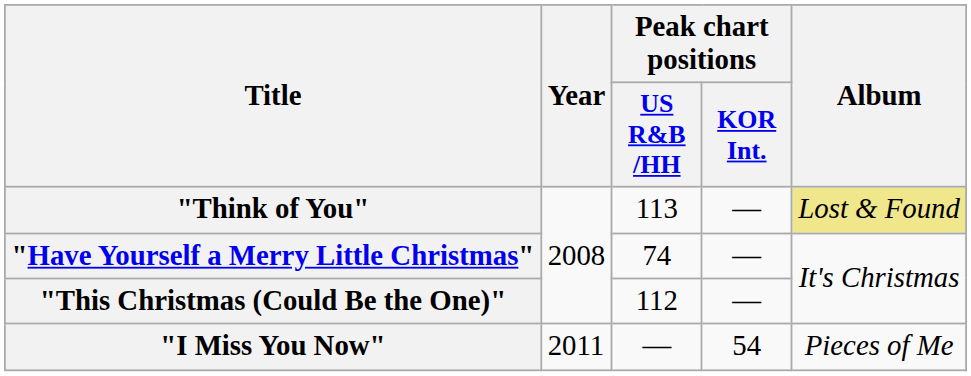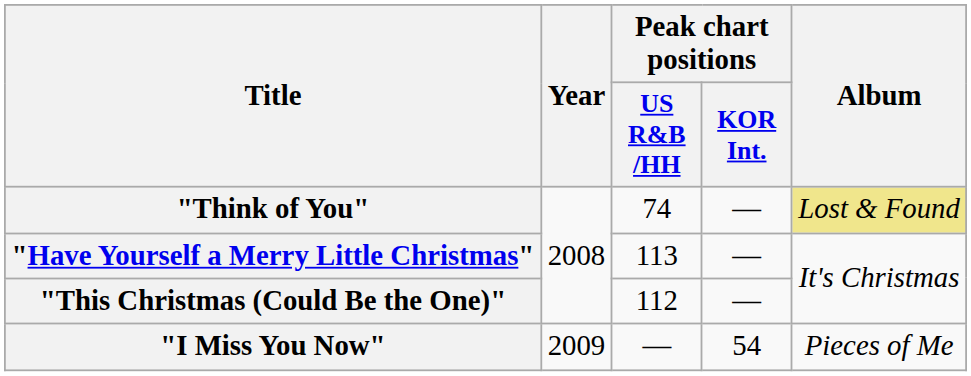(657, 209) 113 -> (657, 209) 74
(657, 255) 74 -> (657, 255) 113
(576, 346) 2011 -> (576, 346) 2009
